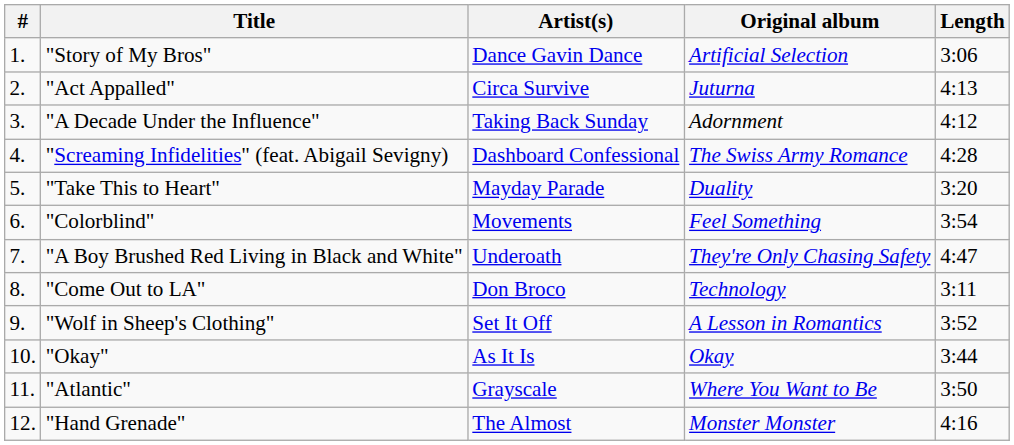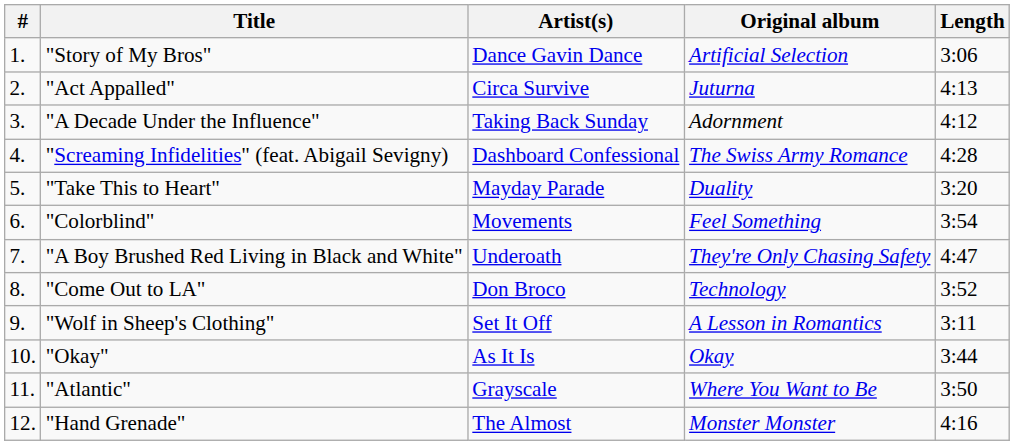(959, 289) 3:11 -> (959, 289) 3:52
(959, 322) 3:52 -> (959, 322) 3:11
